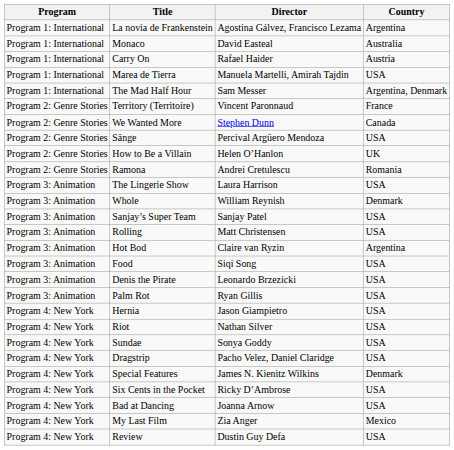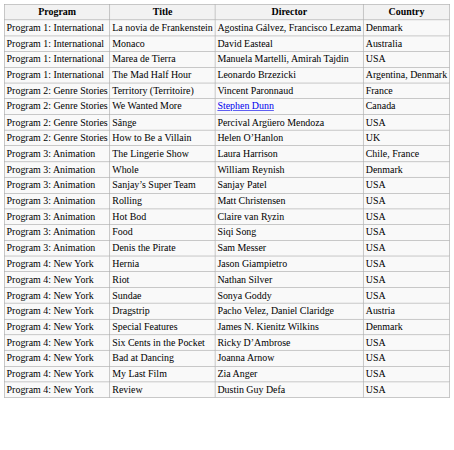(385, 28) Argentina -> (384, 28) Denmark
- row: (131, 59)
(242, 91) Sam Messer -> (257, 75) Leonardo Brzezicki
- row: (129, 169)
(376, 185) USA -> (392, 153) Chile, France
(385, 248) Argentina -> (376, 216) USA
(257, 279) Leonardo Brzezicki -> (242, 248) Sam Messer
- row: (131, 295)
(376, 358) USA -> (380, 311) Austria
(381, 421) Mexico -> (376, 374) USA
